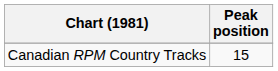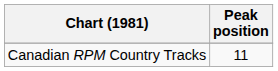(241, 54) 15 -> (241, 54) 11
